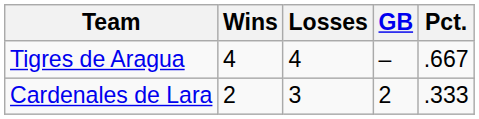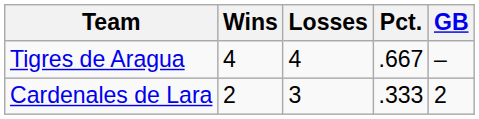columns swapped: (446, 22) <-> (396, 22)
